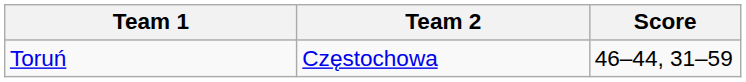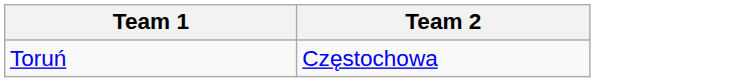- column: (665, 22)
